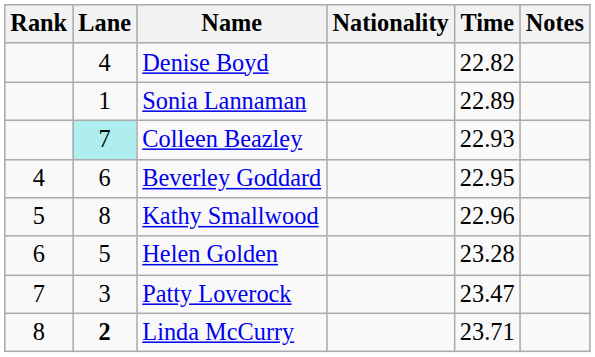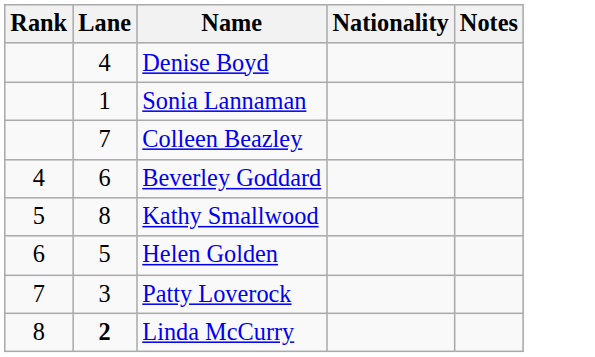- column: (487, 23)
(105, 139) paleturquoise background -> (105, 139) no background
